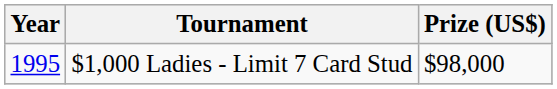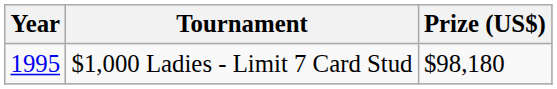(464, 63) $98,000 -> (464, 63) $98,180
